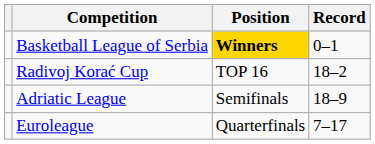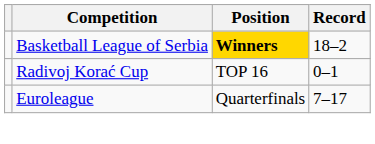(326, 44) 0–1 -> (330, 44) 18–2
(330, 71) 18–2 -> (326, 71) 0–1
- row: (71, 98)
